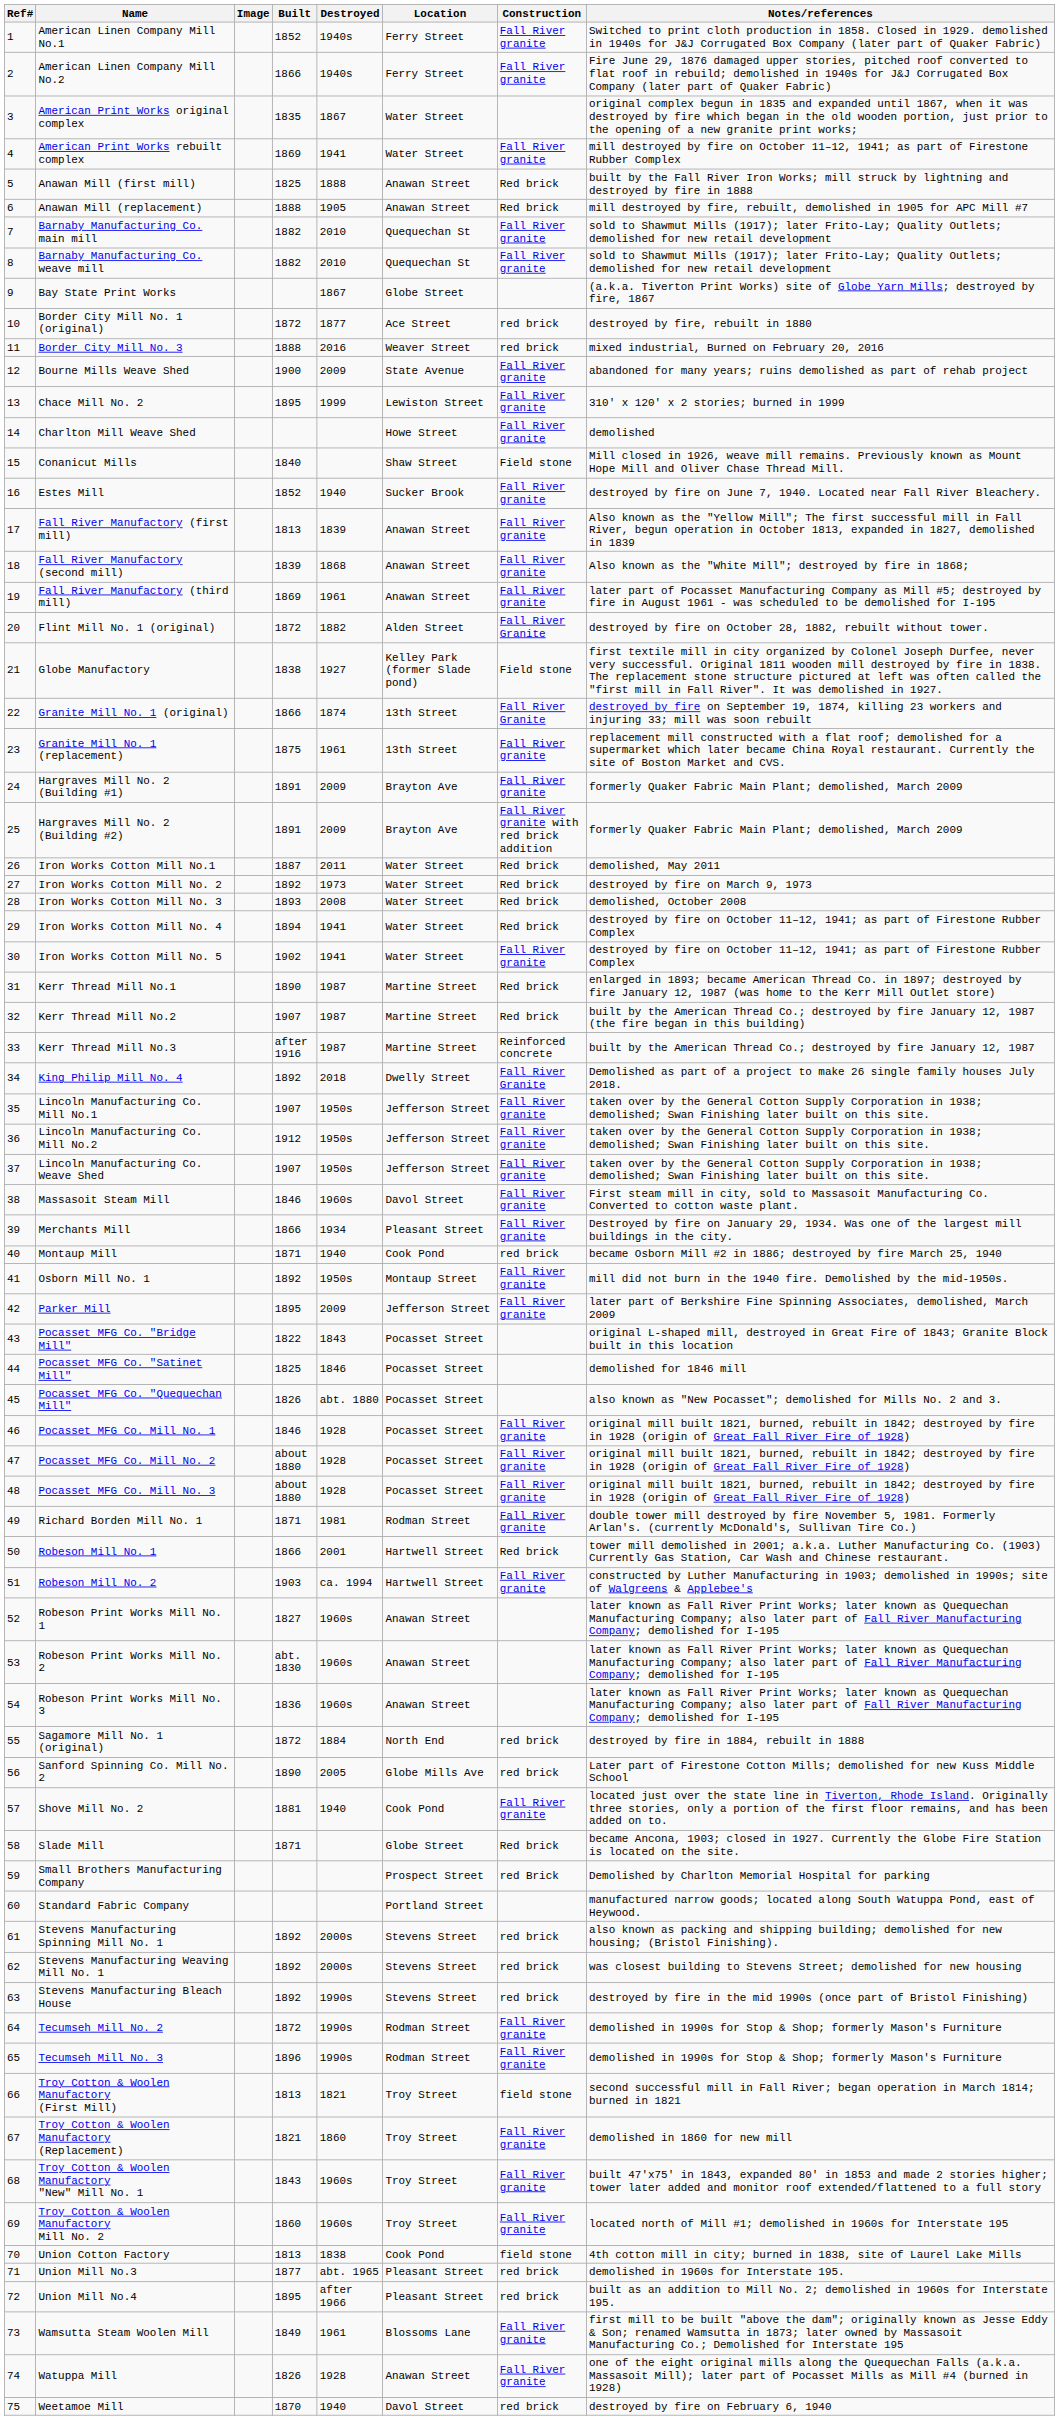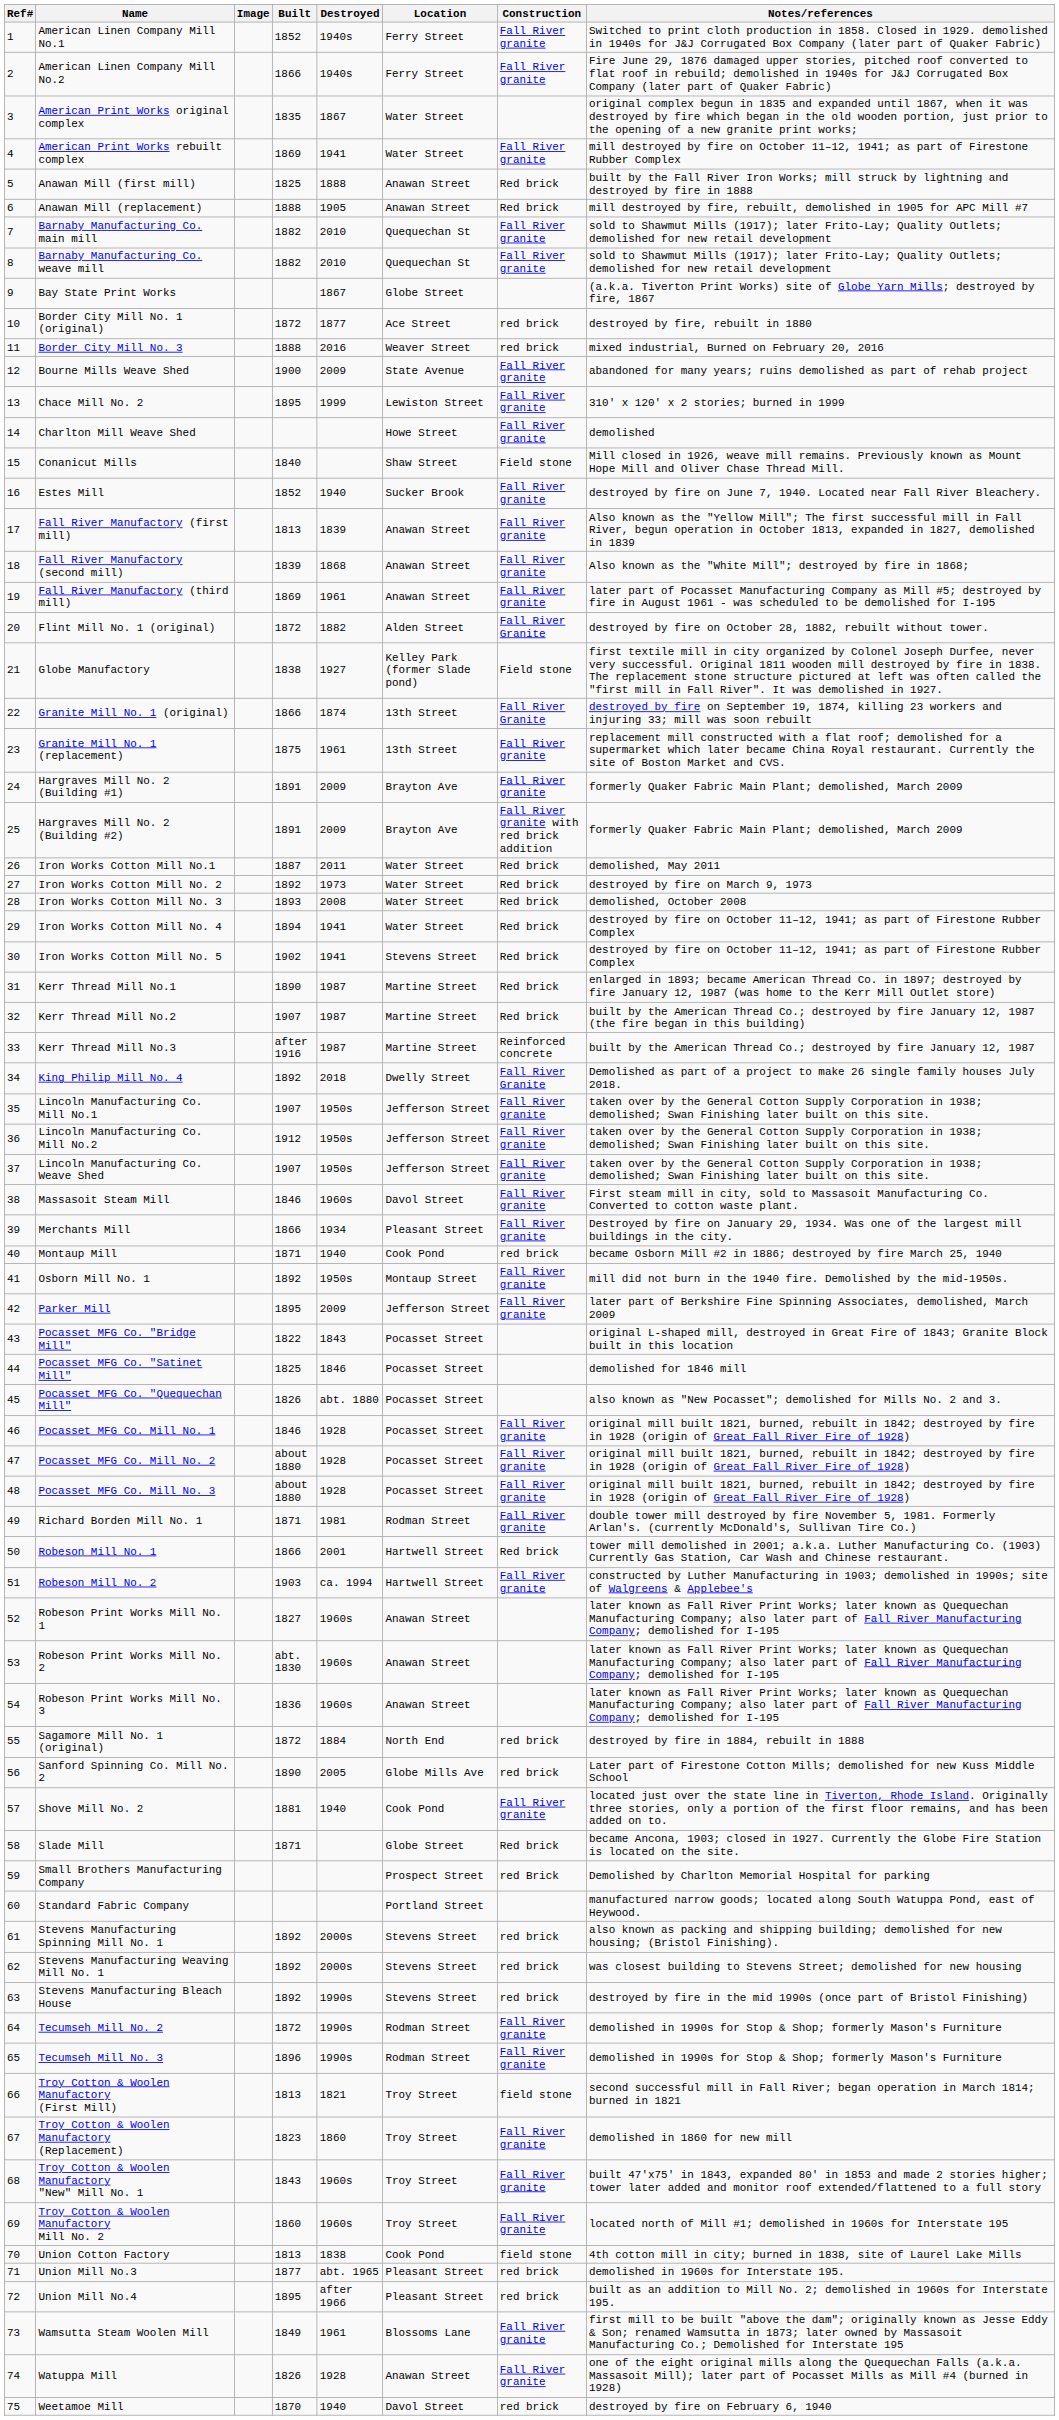(425, 957) Water Street -> (431, 957) Stevens Street
(533, 957) Fall River granite -> (529, 957) Red brick
(288, 2138) 1821 -> (288, 2138) 1823
